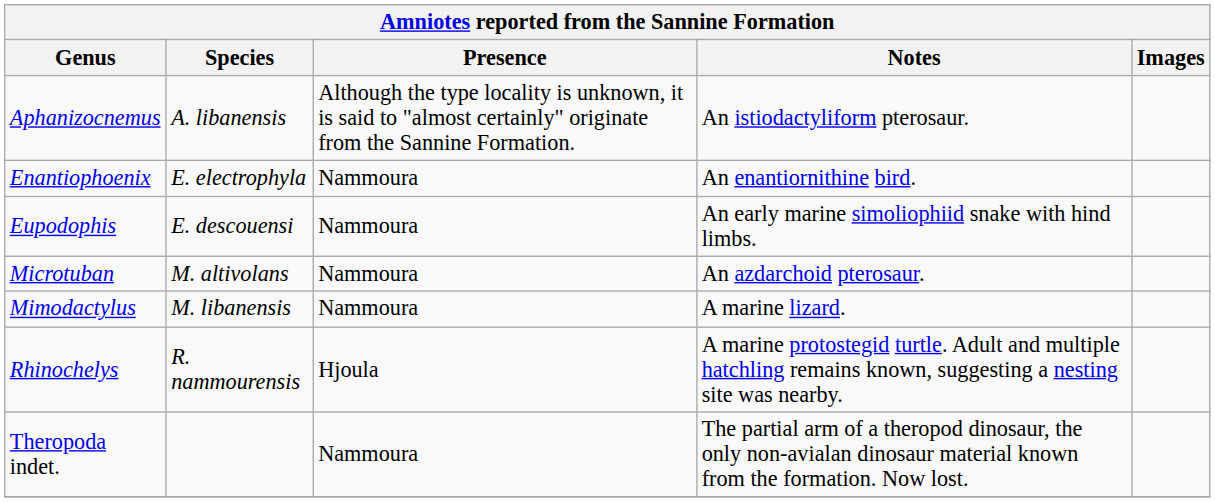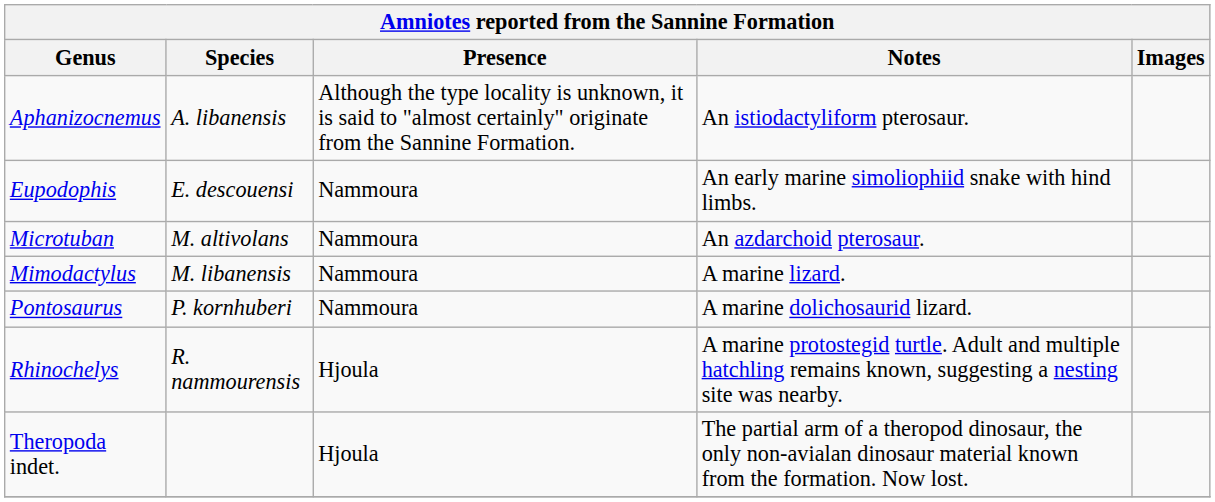- row: (80, 177)
+ row: (66, 308)
(368, 454) Nammoura -> (348, 454) Hjoula
